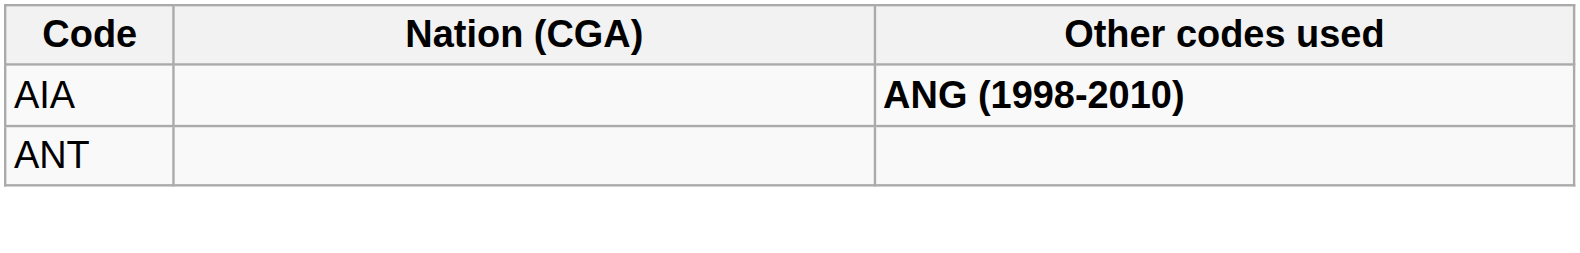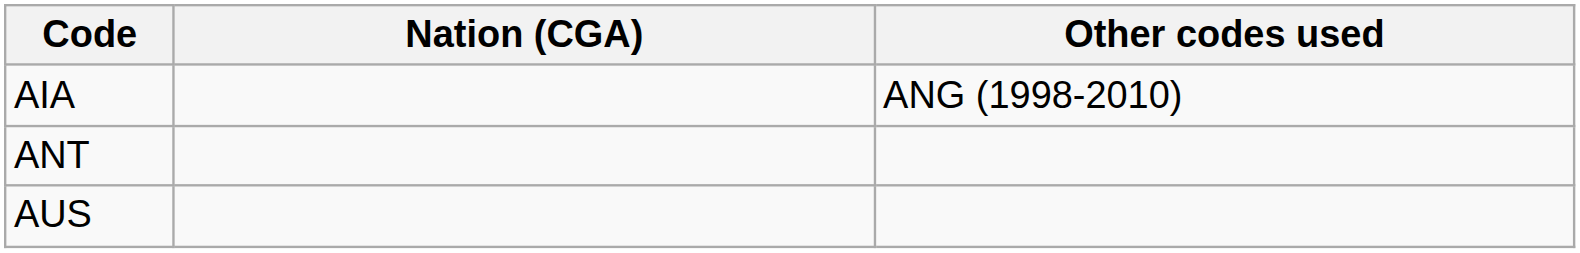(1034, 94) bold -> (1033, 94) normal
+ row: (53, 214)
